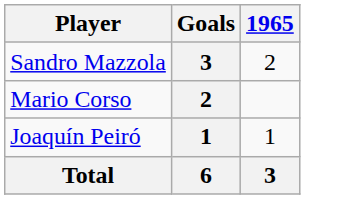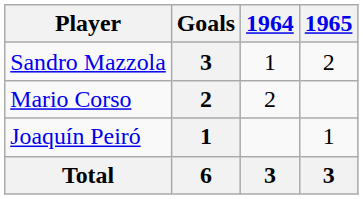+ column: (270, 23)
